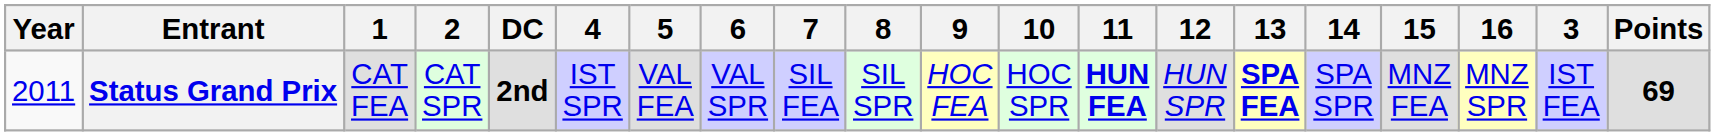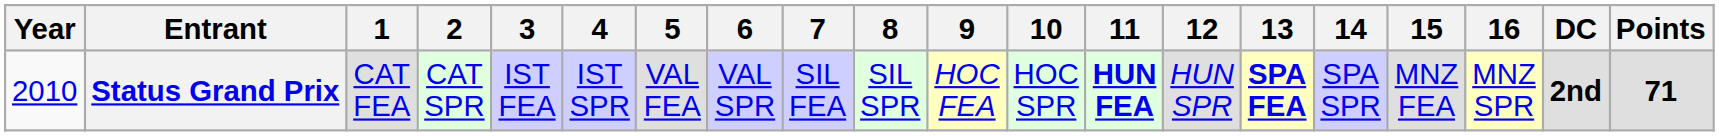columns swapped: (1571, 28) <-> (522, 28)
(44, 90) 2011 -> (45, 90) 2010
(1659, 90) 69 -> (1661, 90) 71
